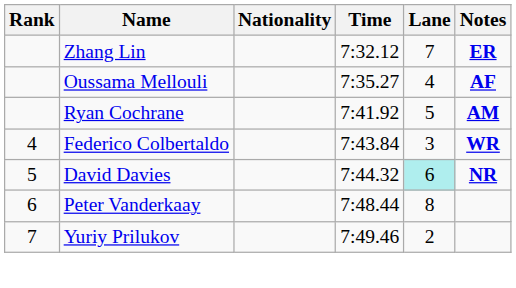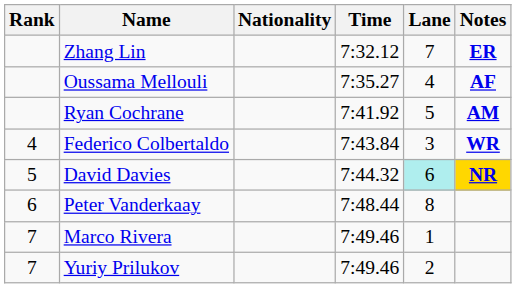(483, 174) no background -> (483, 174) gold background
+ row: (118, 236)
